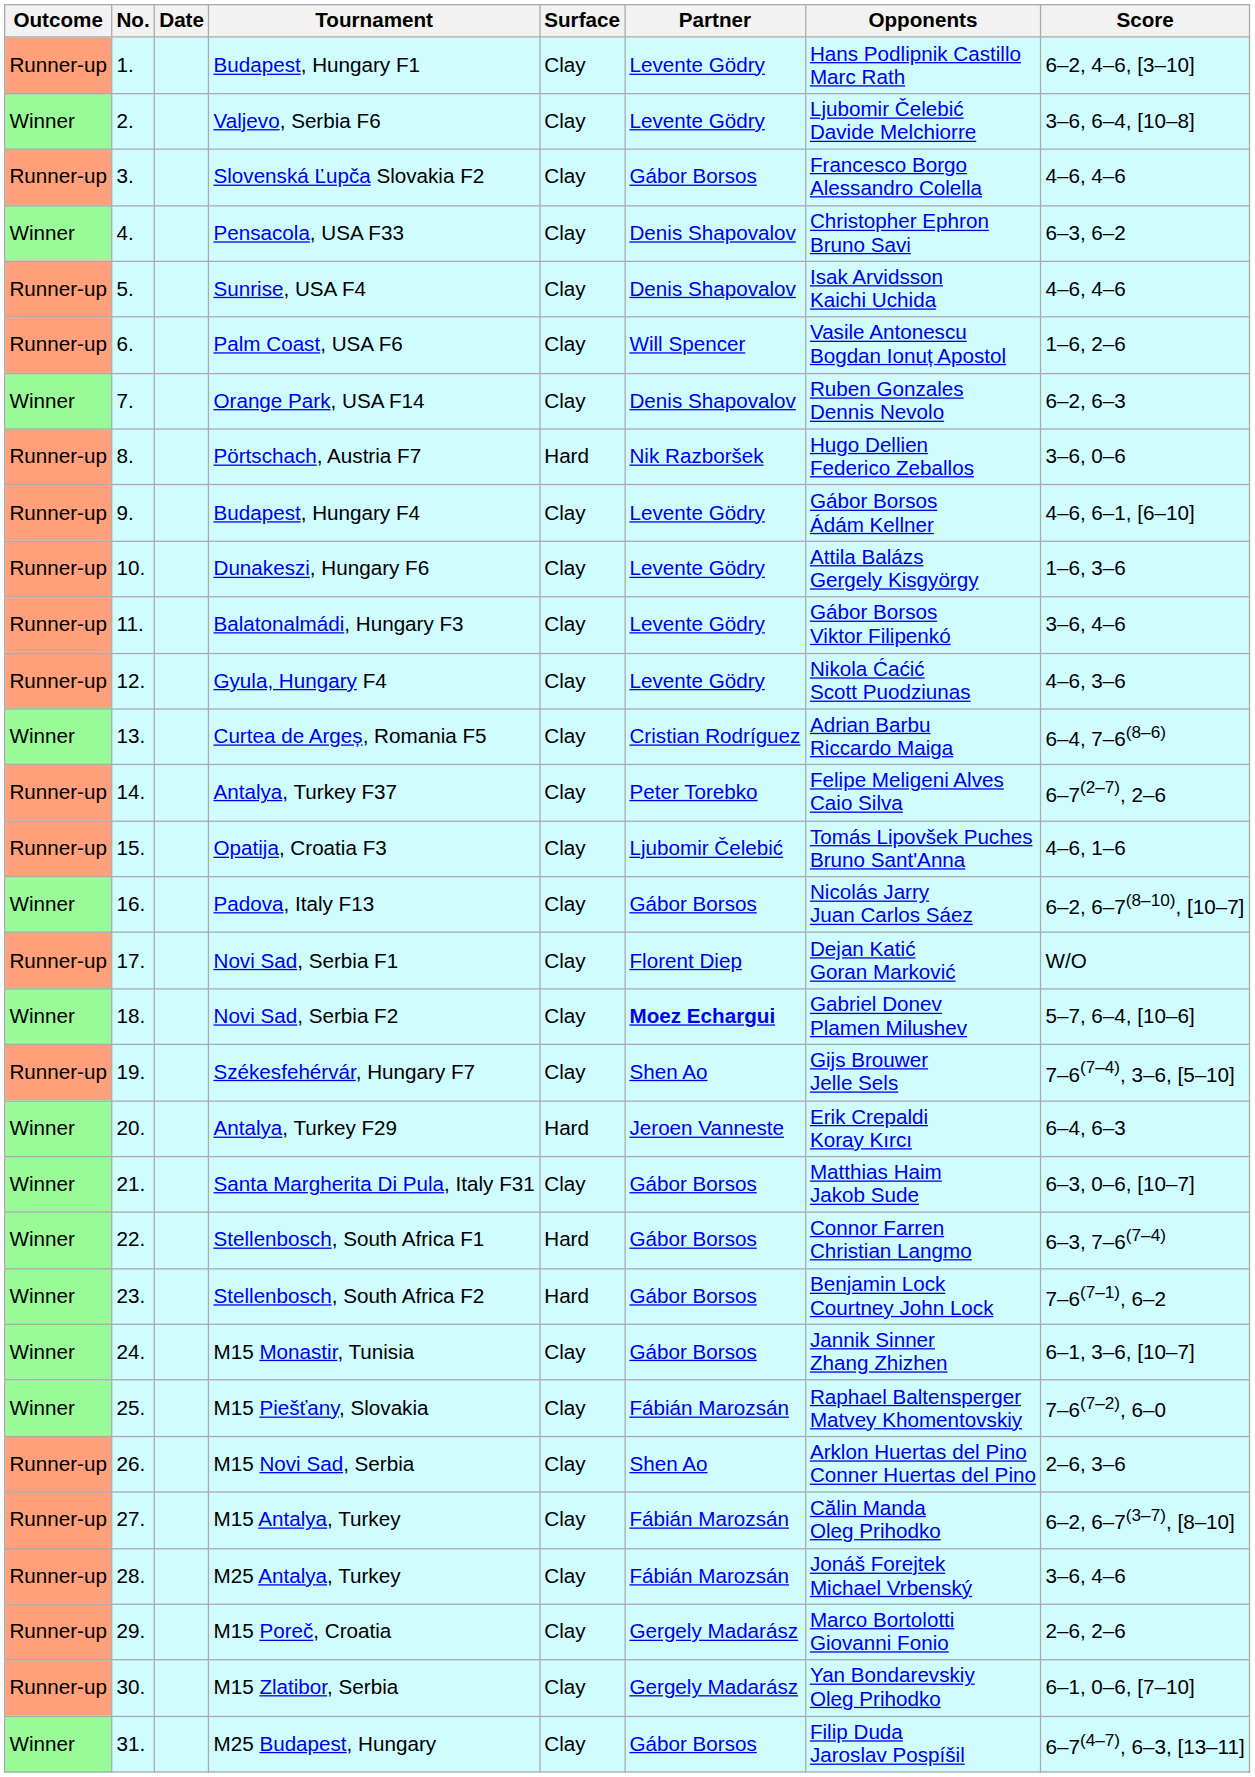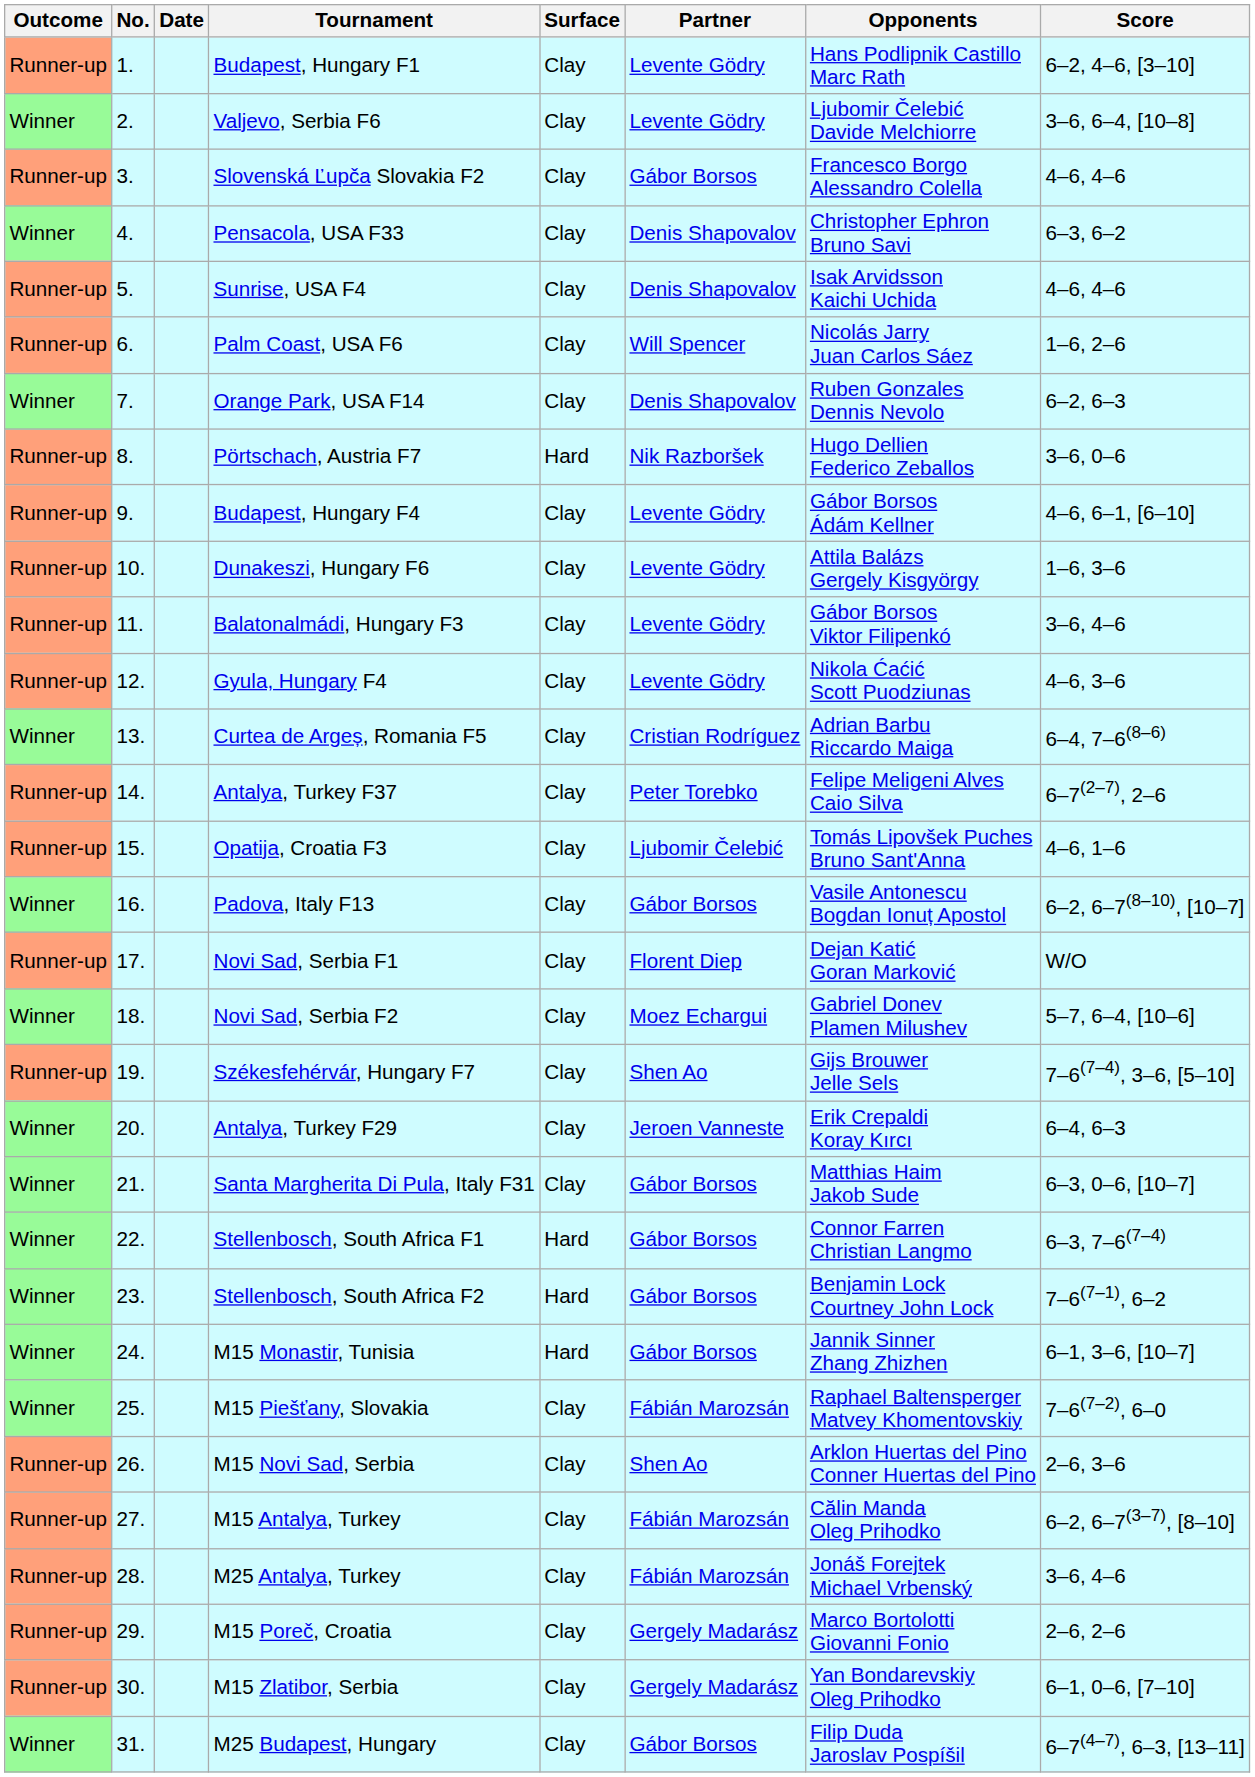(908, 344) Vasile Antonescu Bogdan Ionuț Apostol -> (891, 344) Nicolás Jarry Juan Carlos Sáez
(891, 904) Nicolás Jarry Juan Carlos Sáez -> (908, 904) Vasile Antonescu Bogdan Ionuț Apostol
(702, 1016) bold -> (698, 1016) normal
(567, 1128) Hard -> (565, 1128) Clay
(565, 1352) Clay -> (567, 1352) Hard
